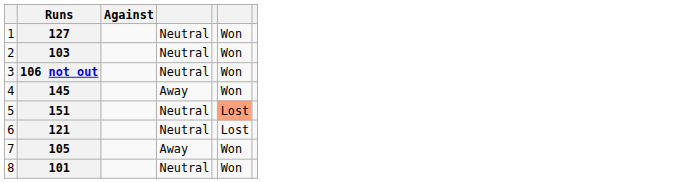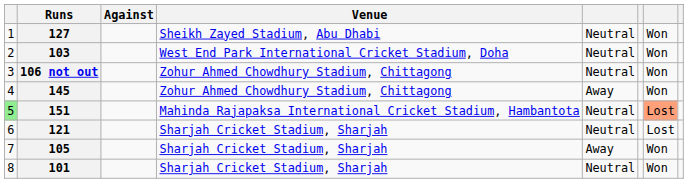+ column: (370, 14)
(11, 110) no background -> (11, 110) lightgreen background
